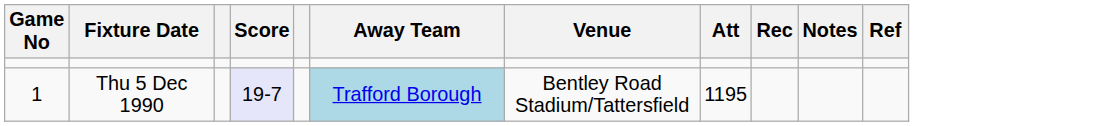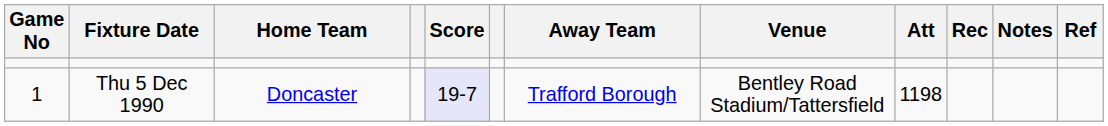+ column: (312, 31)
(407, 94) lightblue background -> (602, 94) no background
(726, 94) 1195 -> (921, 94) 1198
